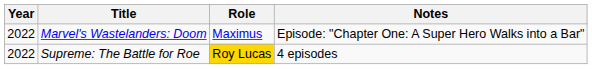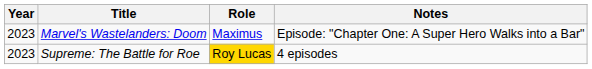(21, 34) 2022 -> (21, 34) 2023
(21, 53) 2022 -> (21, 53) 2023
